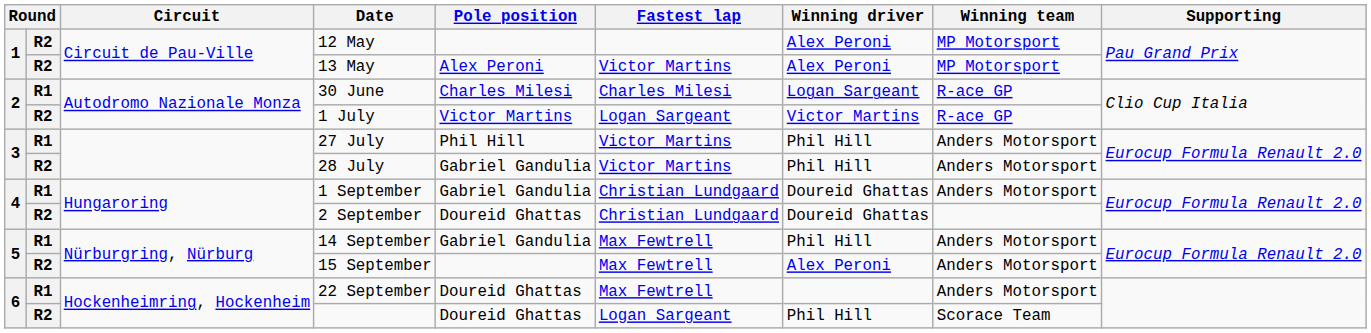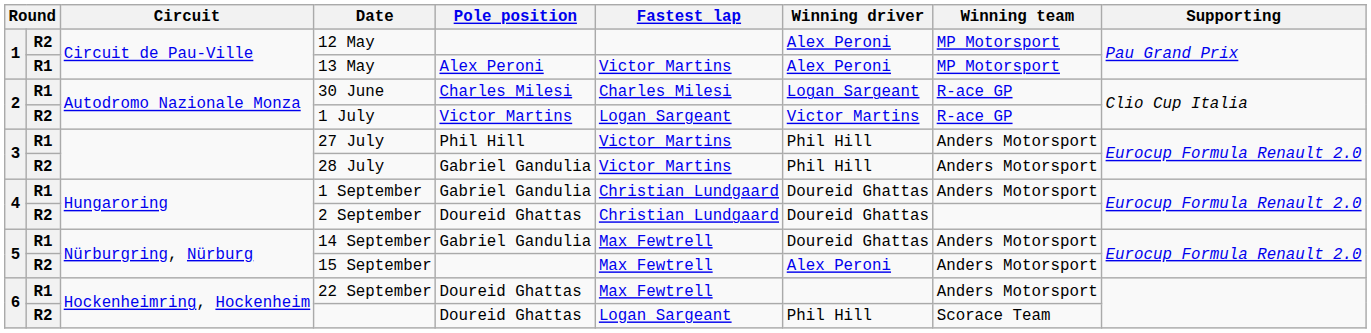(43, 67) R2 -> (43, 67) R1
(829, 241) Phil Hill -> (858, 241) Doureid Ghattas
